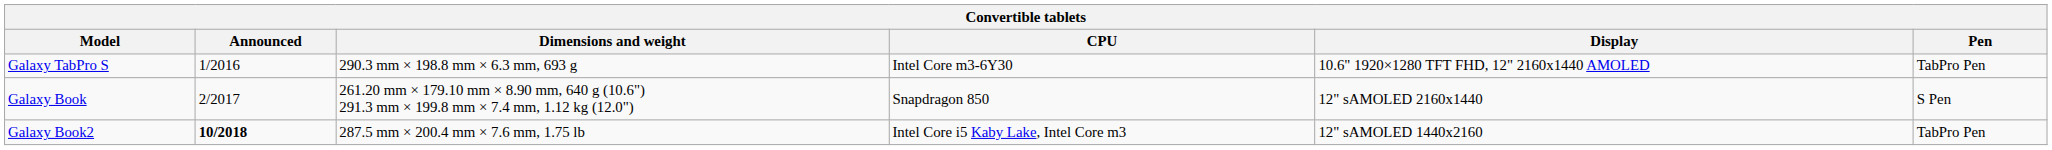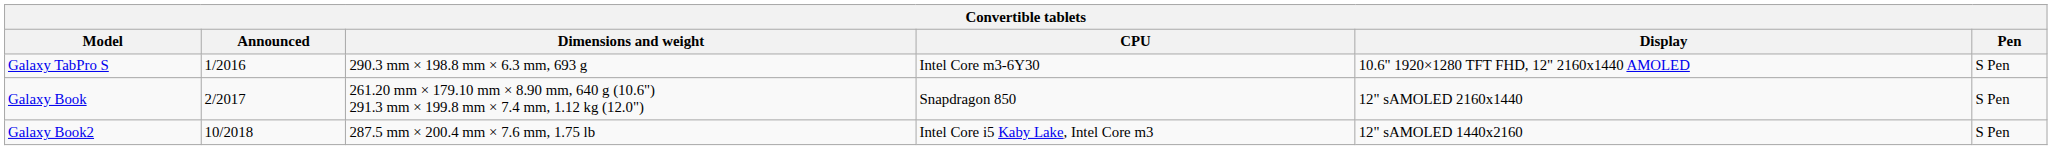(1951, 66) TabPro Pen -> (1992, 66) S Pen
(223, 132) bold -> (229, 132) normal
(1951, 132) TabPro Pen -> (1992, 132) S Pen
